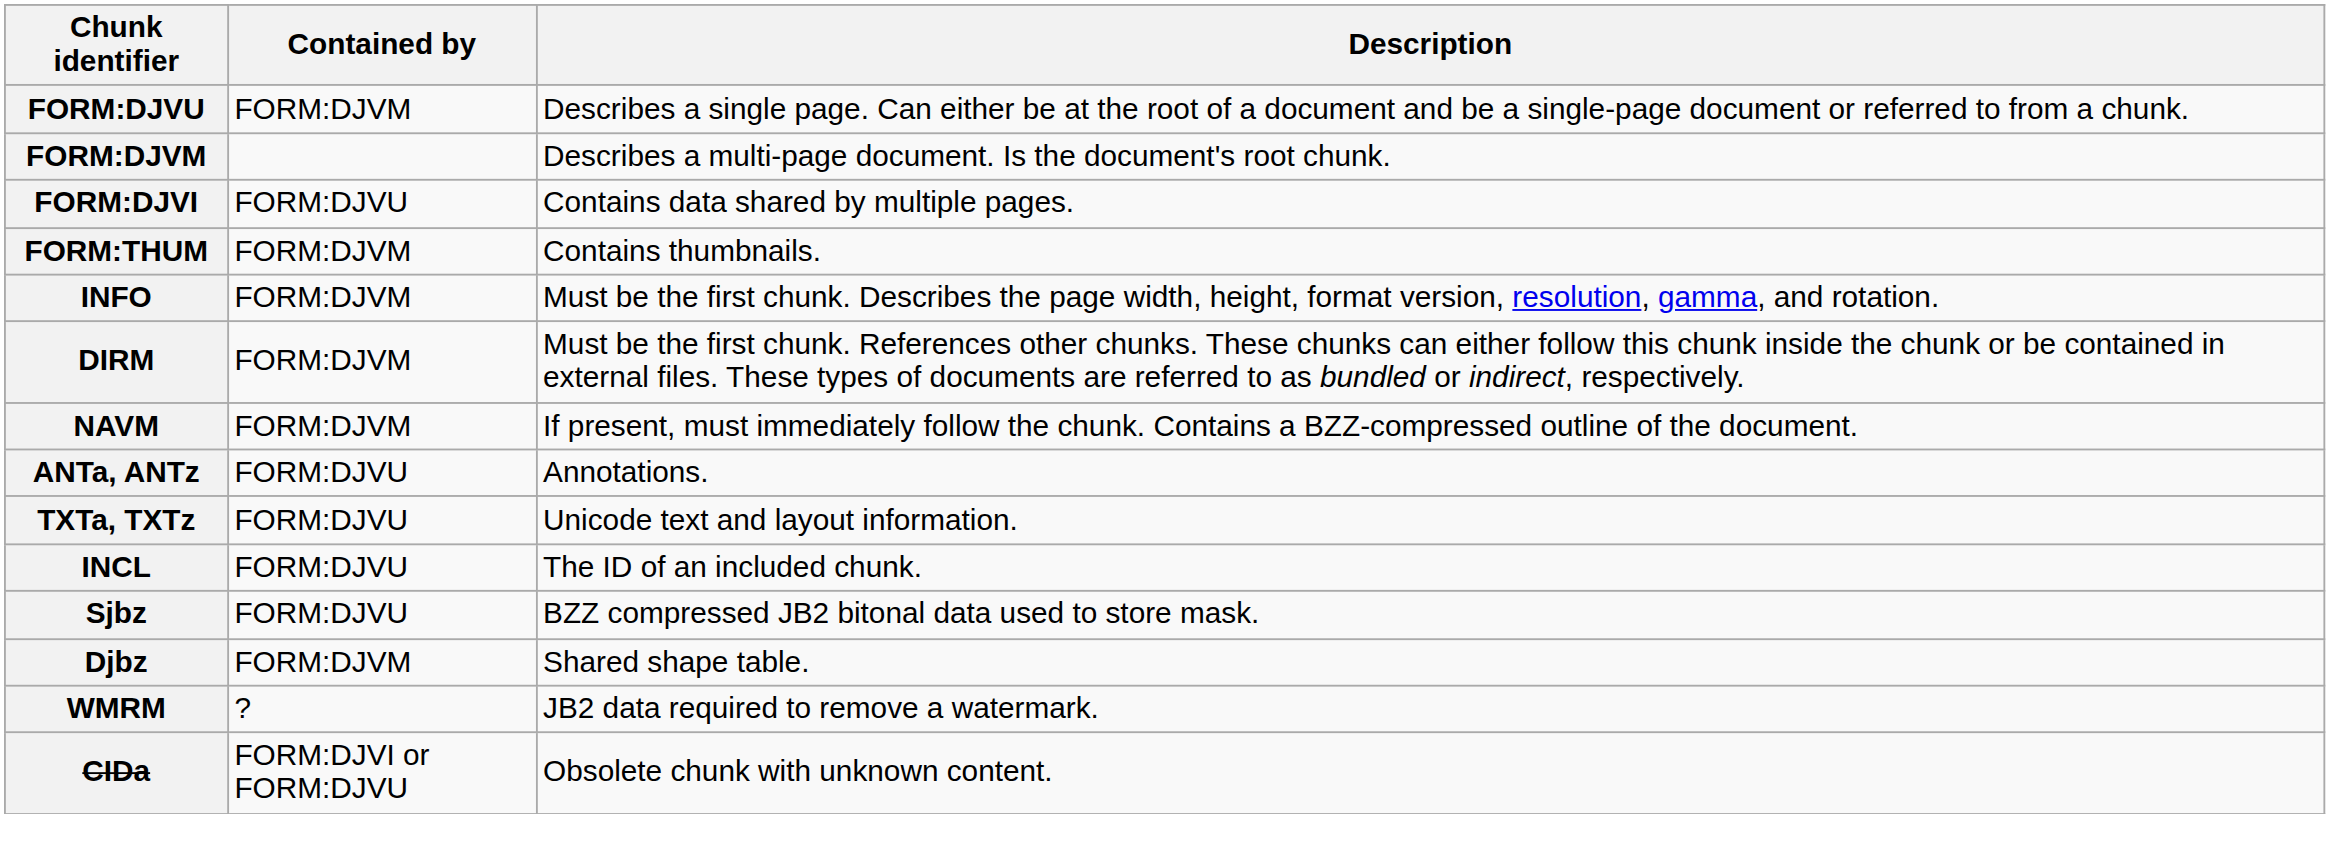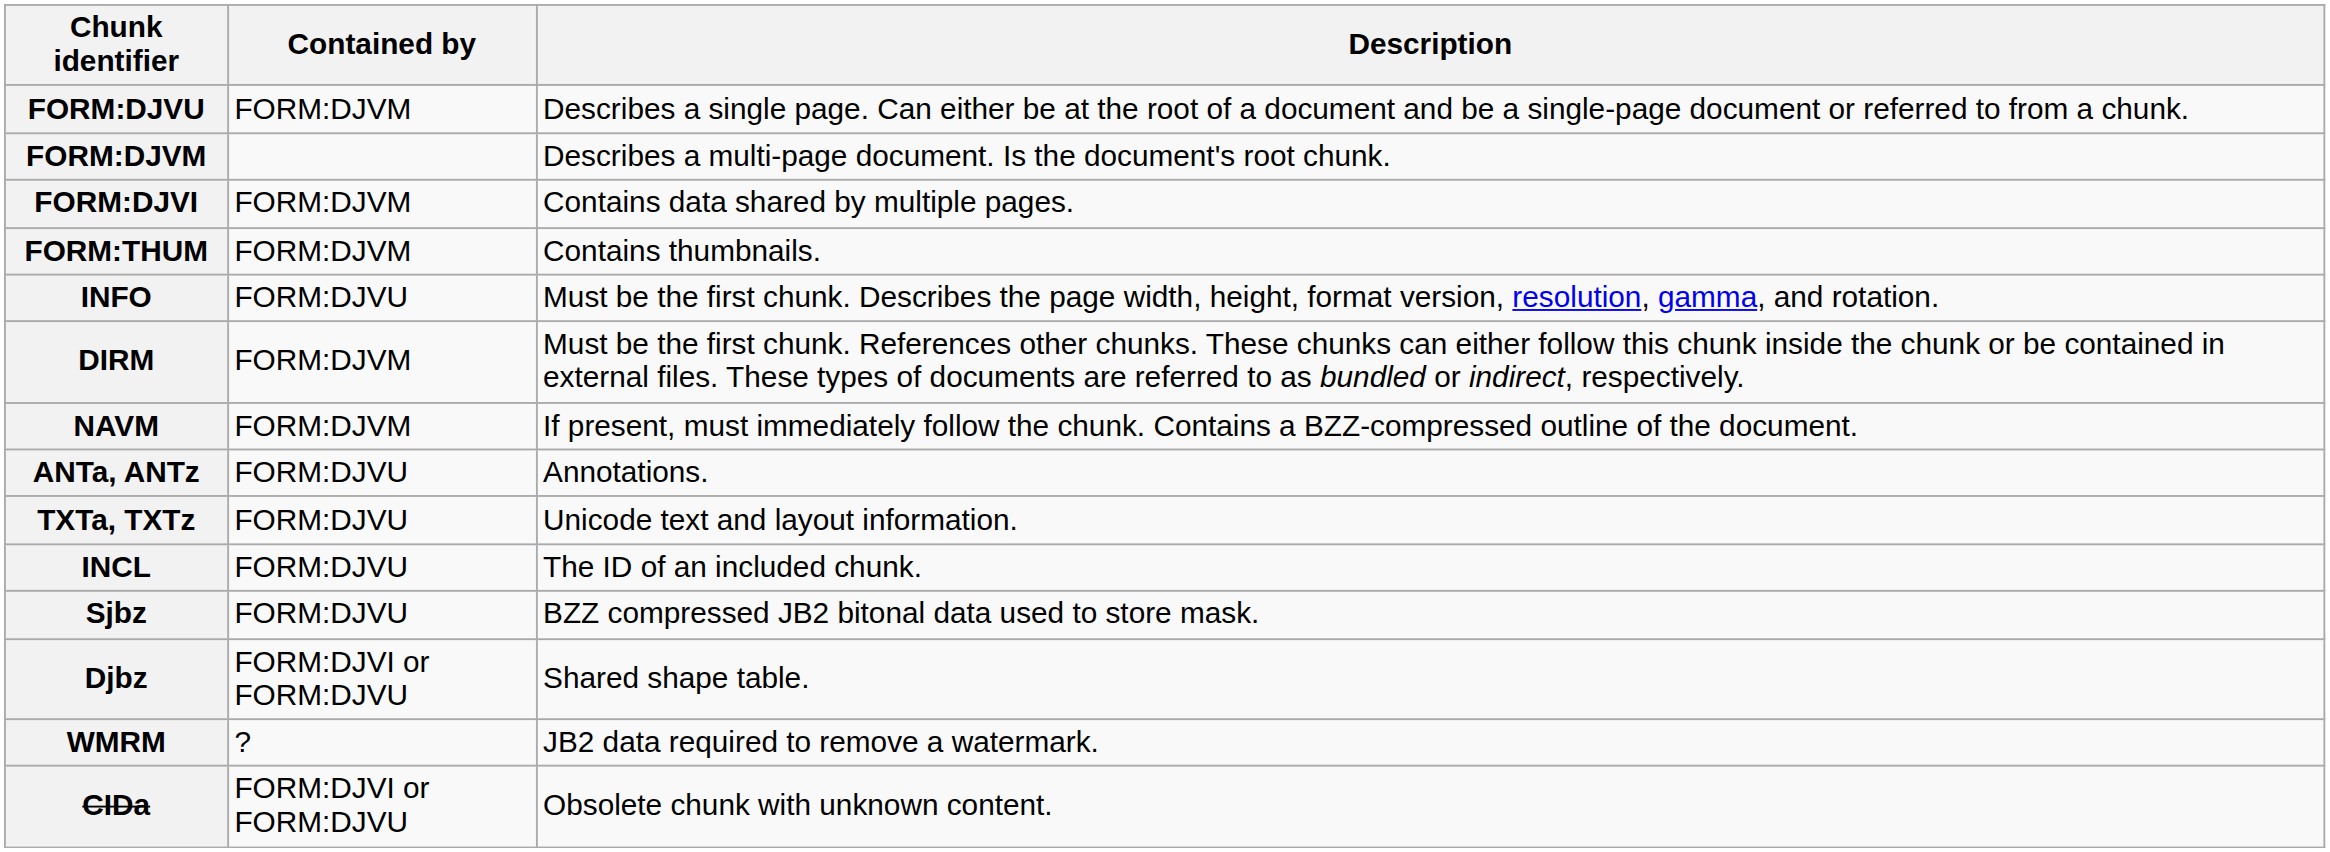(321, 203) FORM:DJVU -> (323, 203) FORM:DJVM
(323, 297) FORM:DJVM -> (321, 297) FORM:DJVU
(323, 661) FORM:DJVM -> (332, 678) FORM:DJVI or FORM:DJVU
